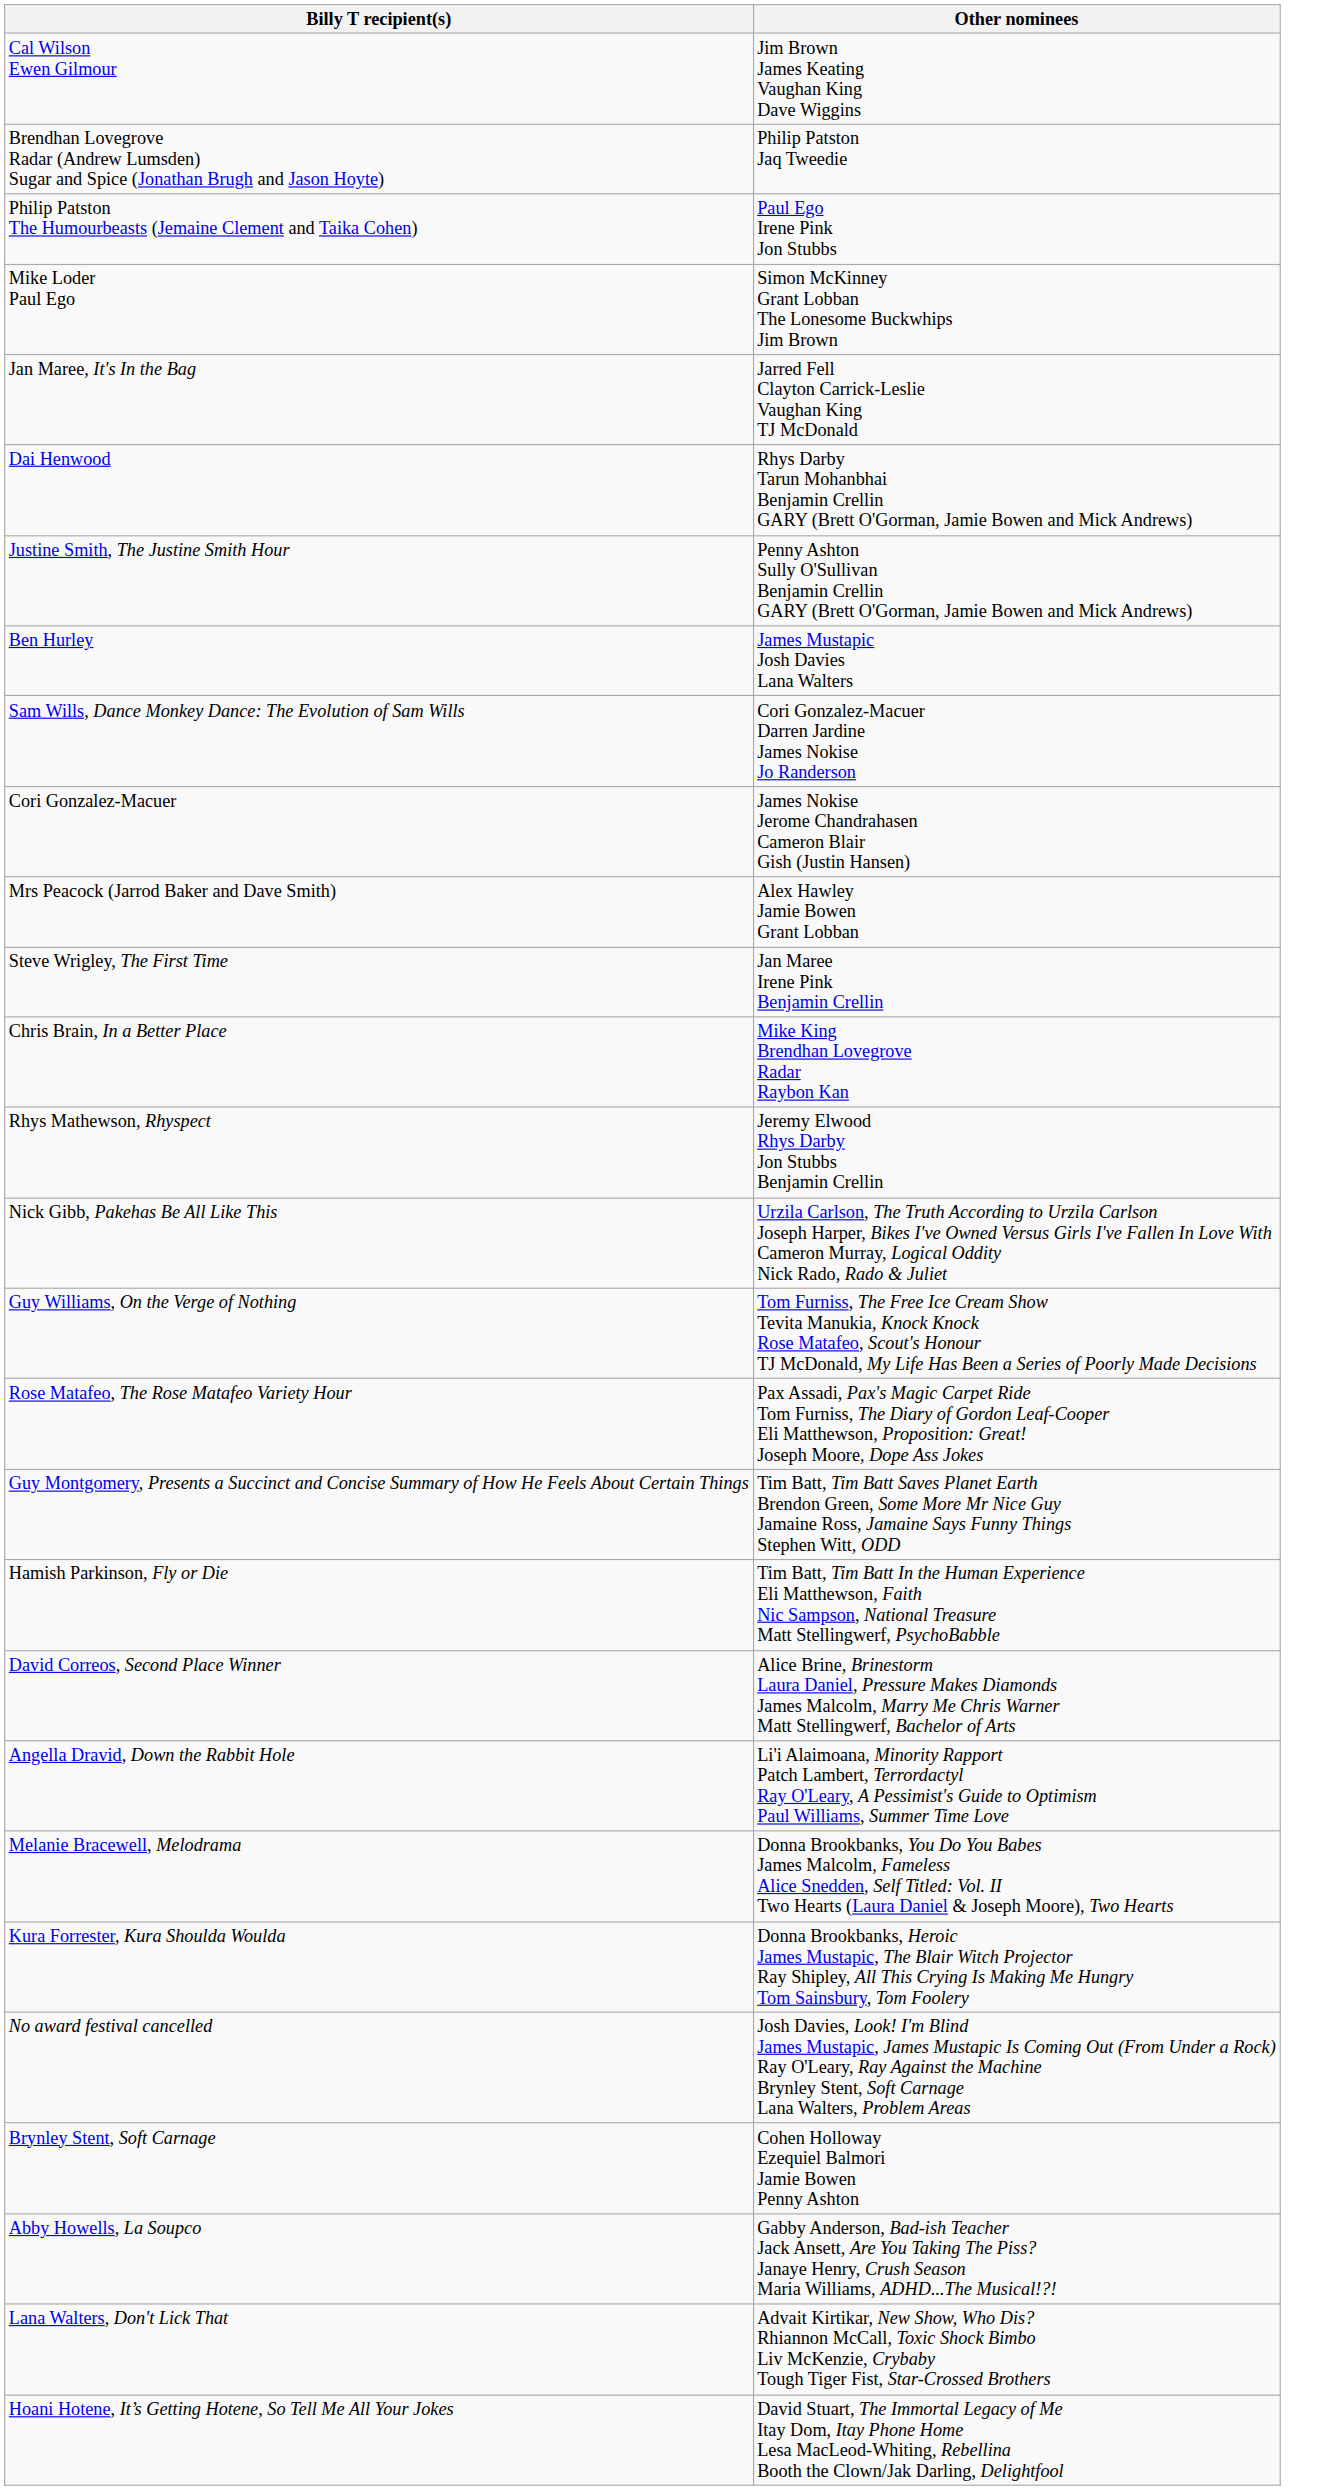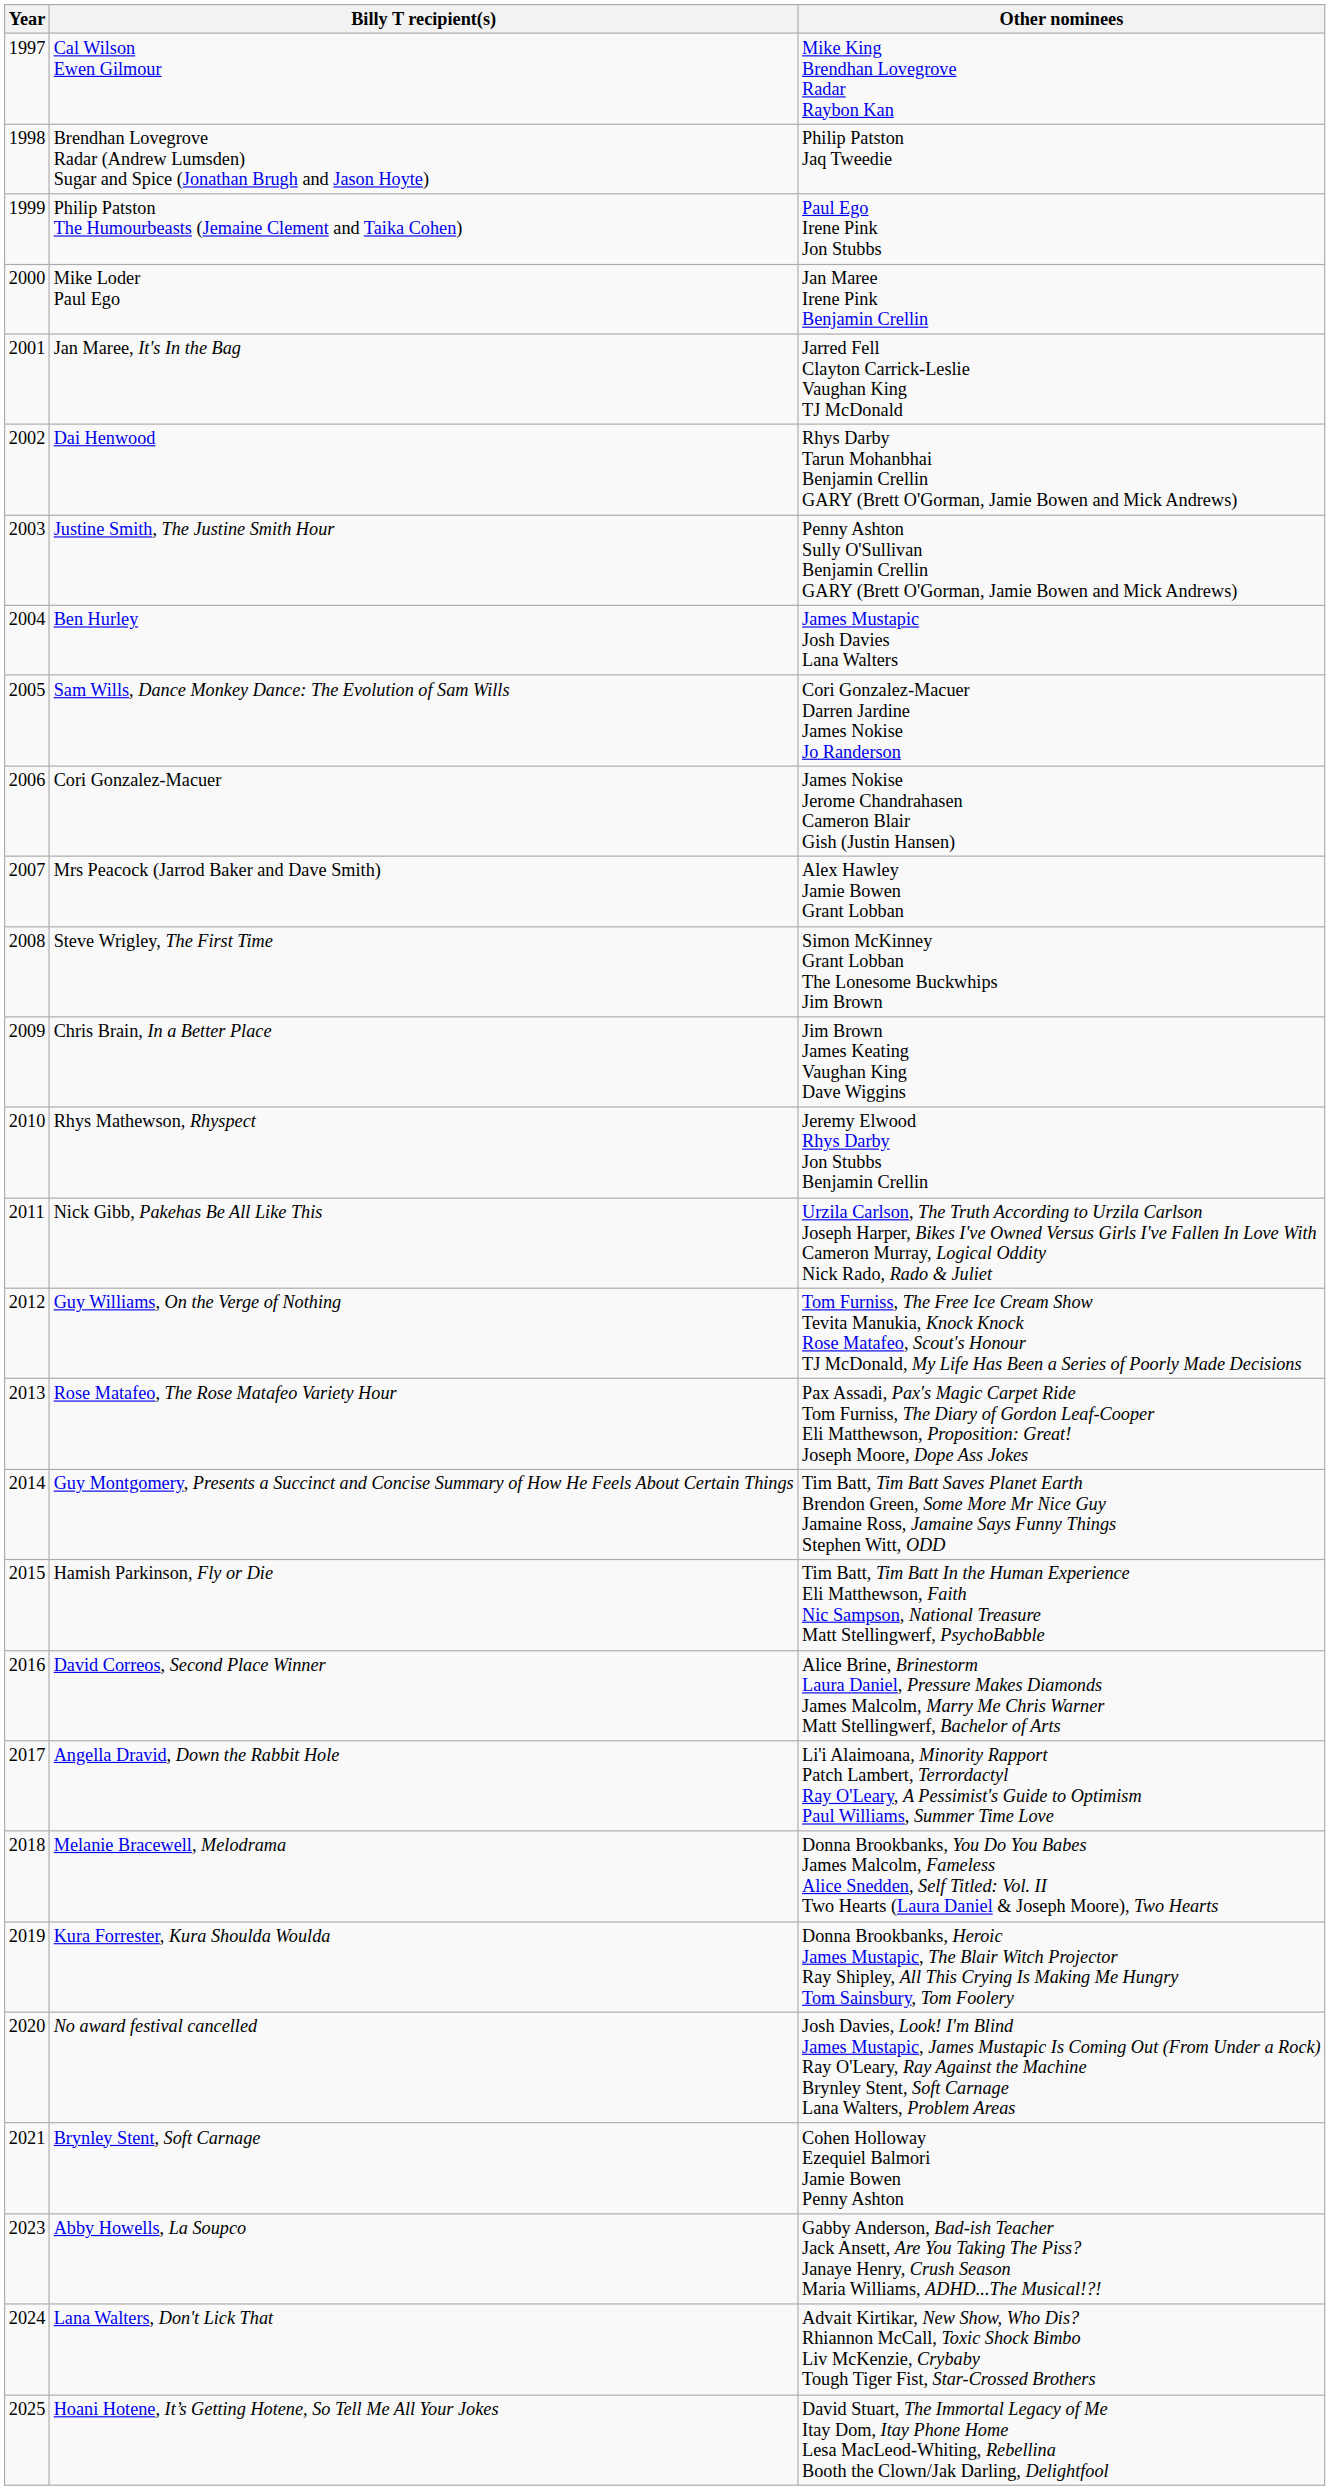+ column: (27, 18)
(811, 78) Jim Brown James Keating Vaughan King Dave Wiggins -> (879, 78) Mike King Brendhan Lovegrove Radar Raybon Kan
(855, 309) Simon McKinney Grant Lobban The Lonesome Buckwhips Jim Brown -> (865, 298) Jan Maree Irene Pink Benjamin Crellin
(820, 981) Jan Maree Irene Pink Benjamin Crellin -> (900, 971) Simon McKinney Grant Lobban The Lonesome Buckwhips Jim Brown
(834, 1061) Mike King Brendhan Lovegrove Radar Raybon Kan -> (856, 1061) Jim Brown James Keating Vaughan King Dave Wiggins
